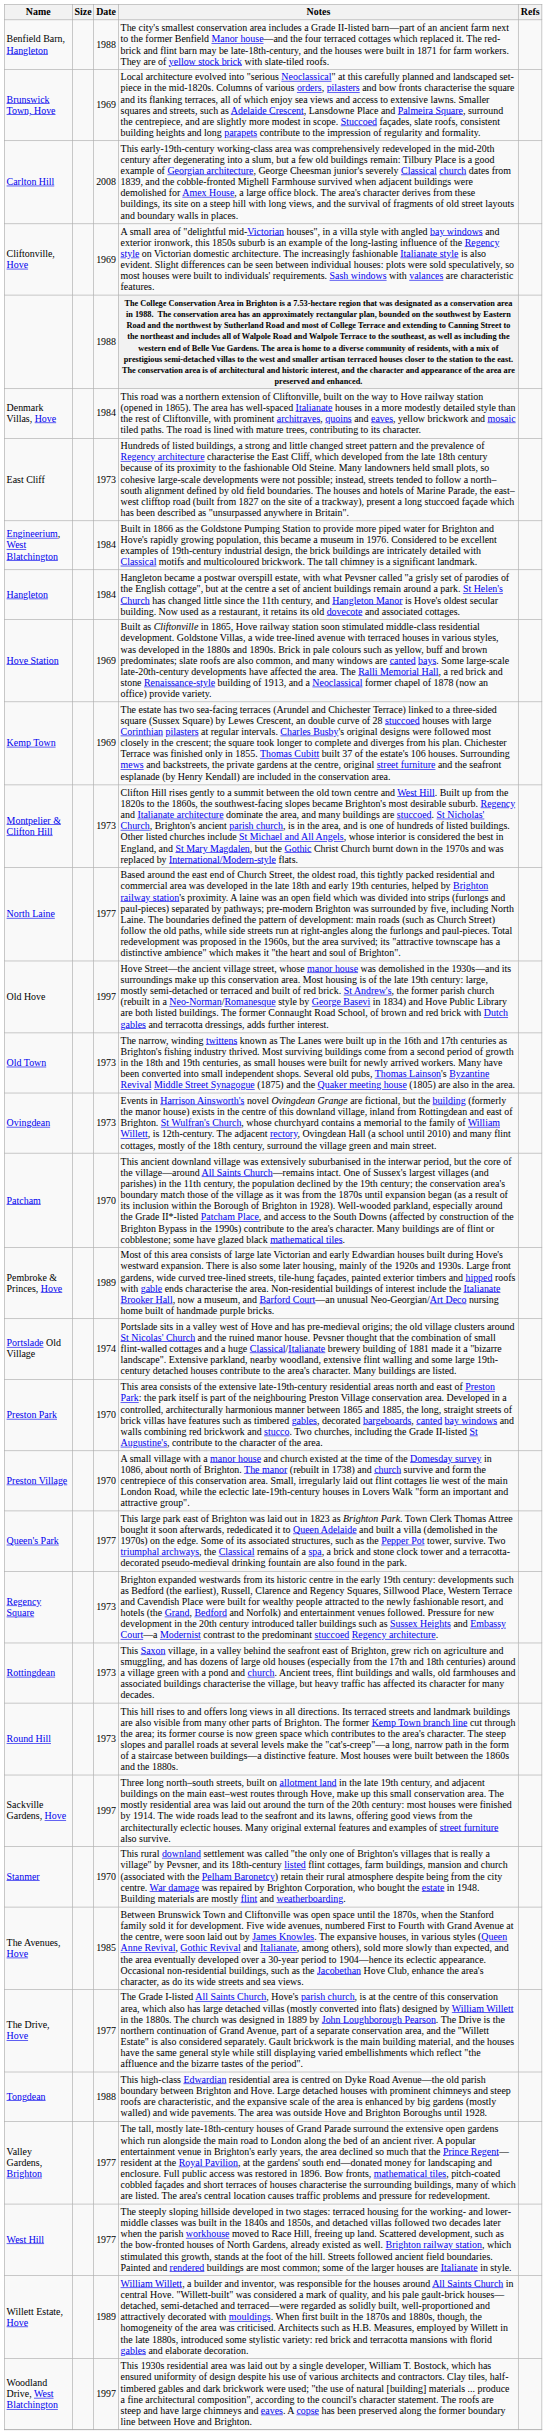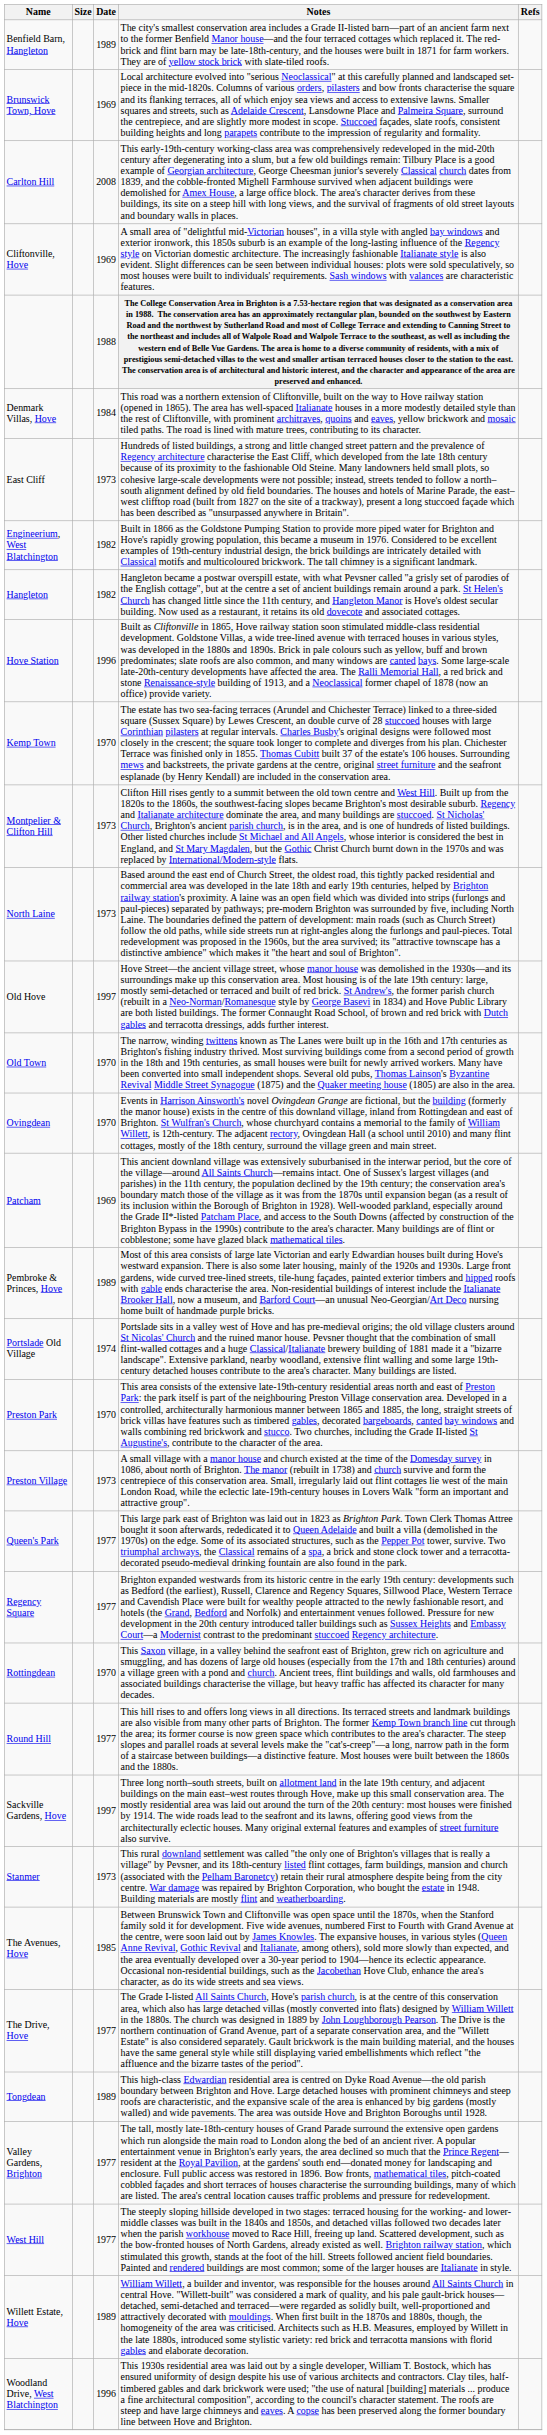(106, 44) 1988 -> (106, 44) 1989
(106, 545) 1984 -> (106, 545) 1982
(106, 594) 1984 -> (106, 594) 1982
(106, 660) 1969 -> (106, 660) 1996
(106, 743) 1969 -> (106, 743) 1970
(106, 914) 1977 -> (106, 914) 1973
(106, 1063) 1973 -> (106, 1063) 1970
(106, 1123) 1973 -> (106, 1123) 1970
(106, 1200) 1970 -> (106, 1200) 1969
(106, 1481) 1970 -> (106, 1481) 1973
(106, 1607) 1973 -> (106, 1607) 1977
(106, 1673) 1973 -> (106, 1673) 1970
(106, 1739) 1973 -> (106, 1739) 1977
(106, 1876) 1970 -> (106, 1876) 1973
(106, 2096) 1988 -> (106, 2096) 1989
(106, 2394) 1997 -> (106, 2394) 1996
